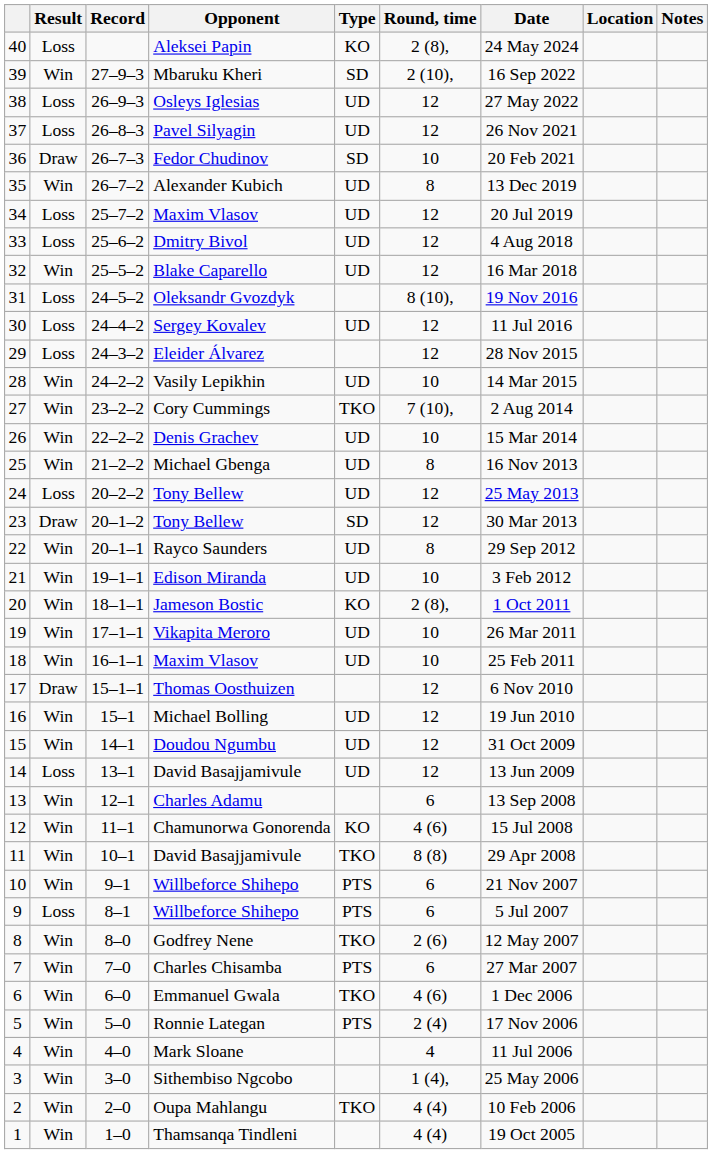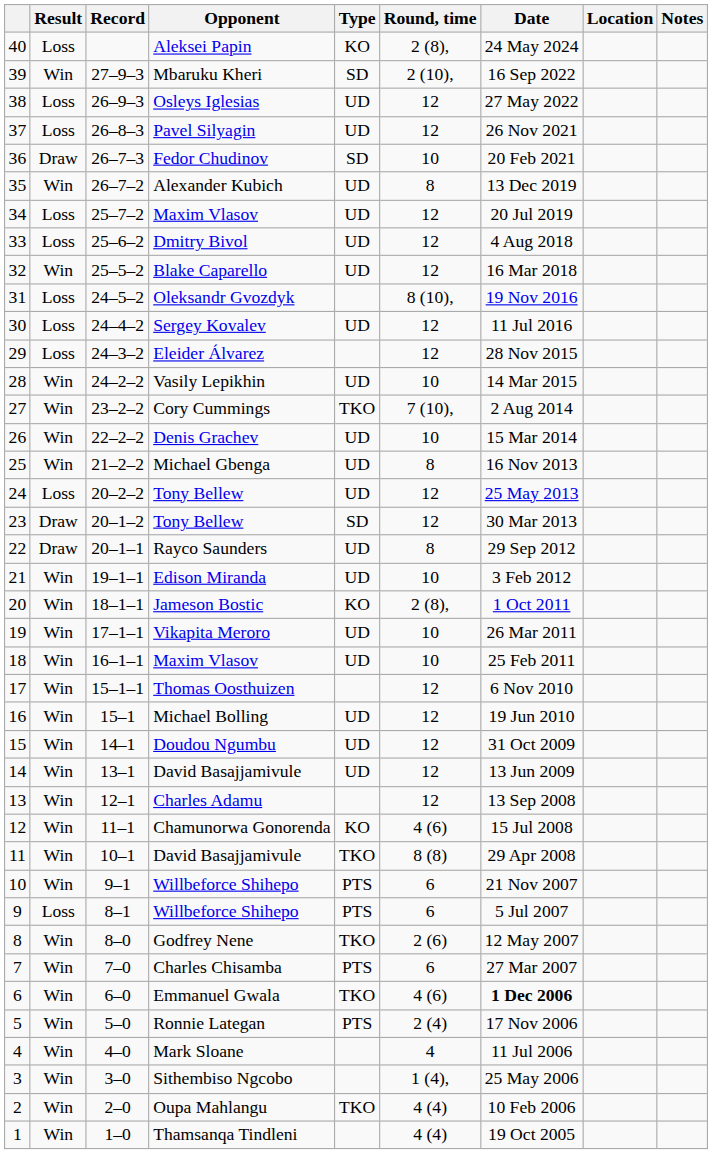(58, 548) Win -> (58, 548) Draw
(58, 688) Draw -> (58, 688) Win
(58, 772) Loss -> (58, 772) Win
(430, 800) 6 -> (430, 800) 12
(532, 995) normal -> (532, 995) bold
